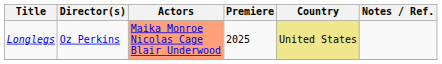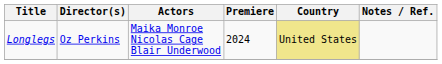(176, 40) lightsalmon background -> (176, 40) no background
(238, 40) 2025 -> (238, 40) 2024
